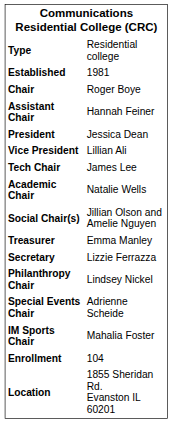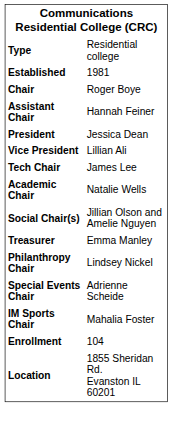- row: (31, 257)
